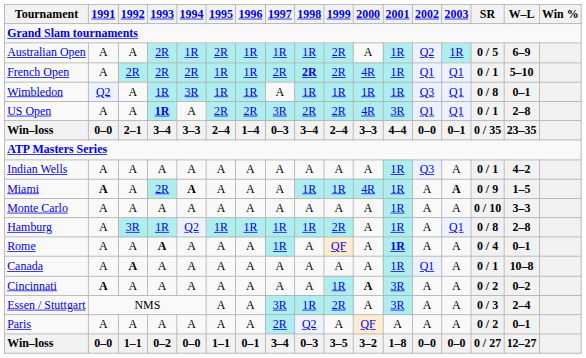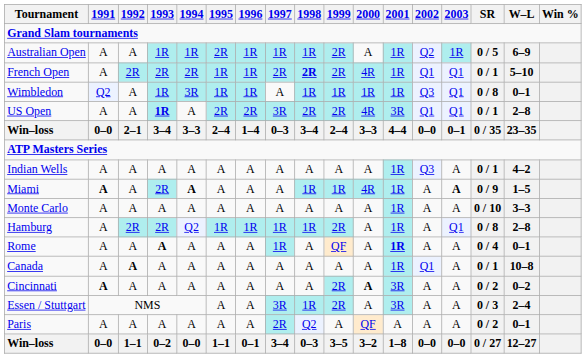(162, 52) 2R -> (162, 52) 1R
(133, 227) 3R -> (133, 227) 2R
(162, 227) 1R -> (162, 227) 2R
(339, 285) 1R -> (339, 285) 2R
